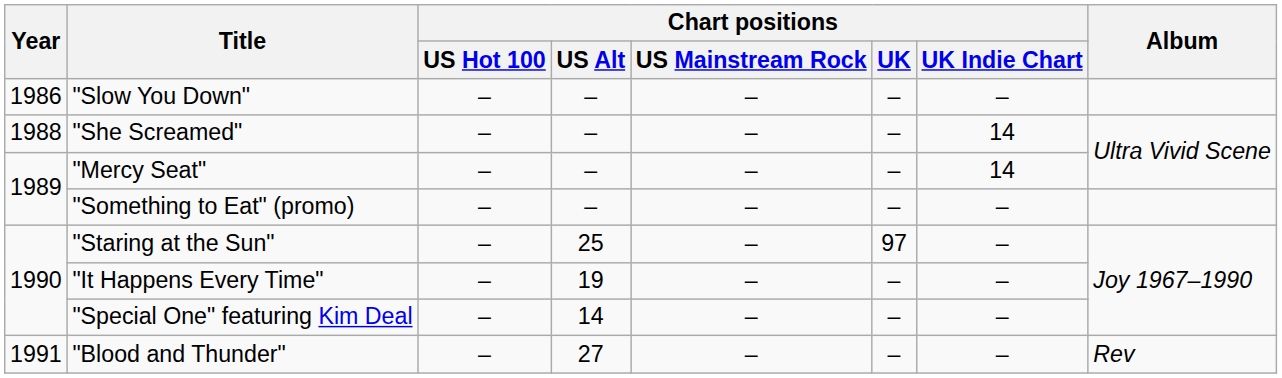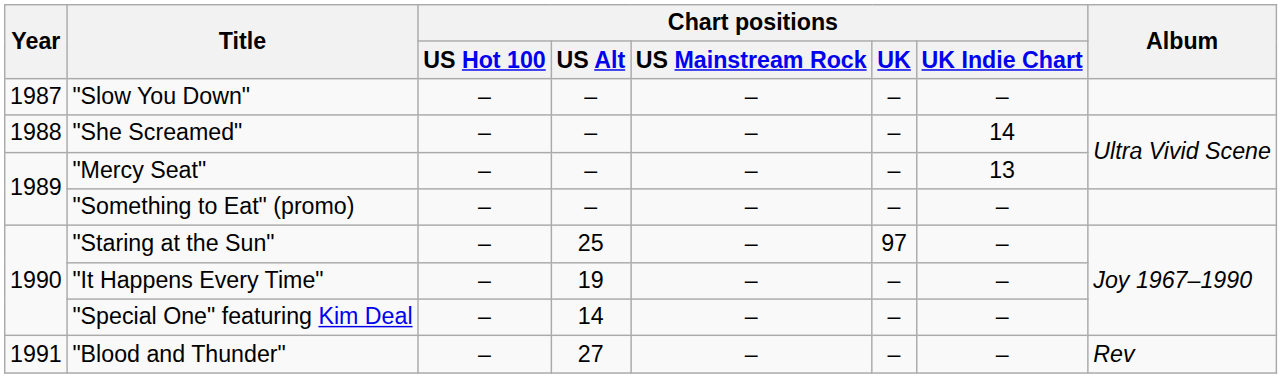(36, 96) 1986 -> (36, 96) 1987
(1002, 170) 14 -> (1002, 170) 13
